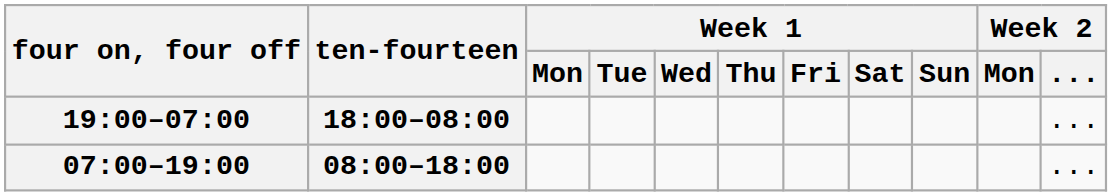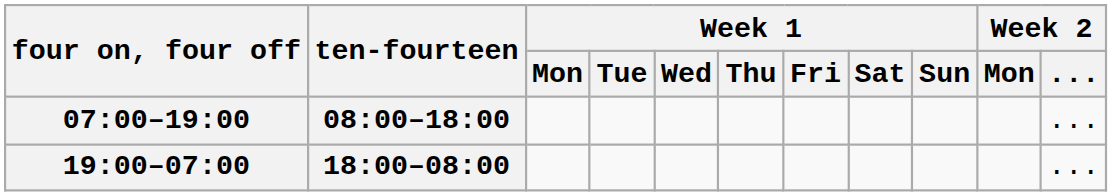rows swapped: (156, 167) <-> (156, 121)
